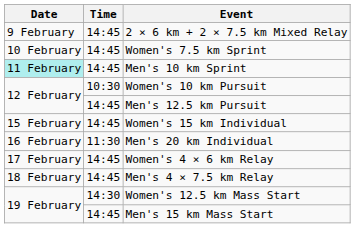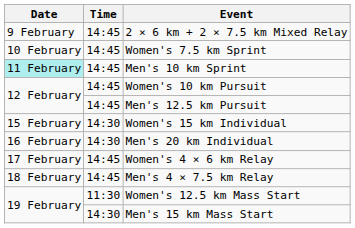(103, 86) 10:30 -> (103, 86) 14:45
(103, 123) 14:45 -> (103, 123) 14:30
(103, 141) 11:30 -> (103, 141) 14:30
(103, 196) 14:30 -> (103, 196) 11:30
(103, 214) 14:45 -> (103, 214) 14:30
